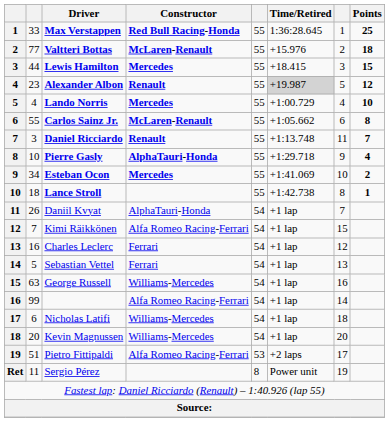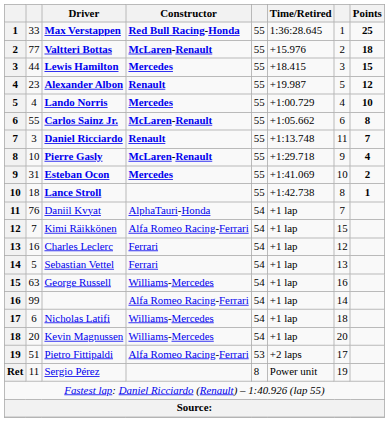(288, 84) lightgrey background -> (288, 84) no background
(173, 156) AlphaTauri-Honda -> (170, 156) McLaren-Renault
(34, 174) 34 -> (34, 174) 31
(34, 210) 26 -> (34, 210) 76
